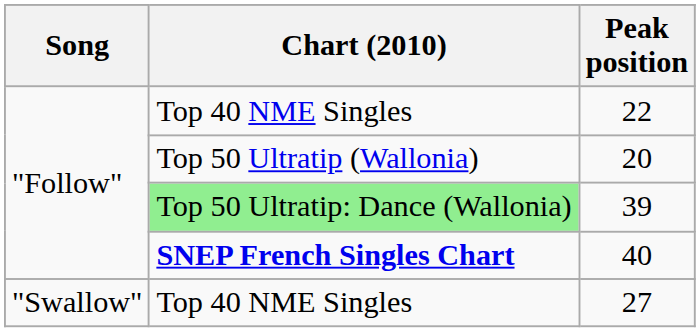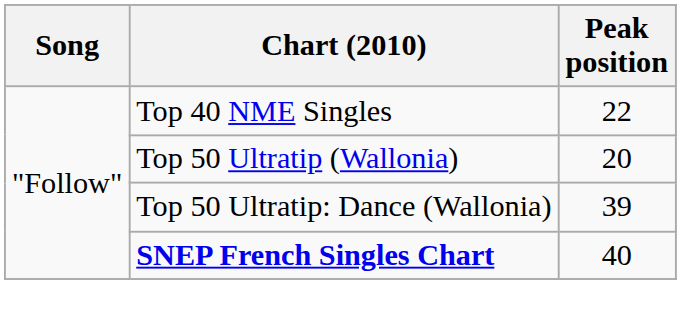(364, 206) lightgreen background -> (344, 206) no background
- row: (637, 302)
